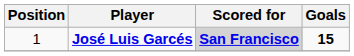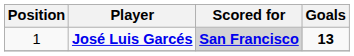(326, 39) 15 -> (326, 39) 13
